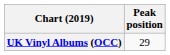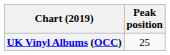(145, 42) 29 -> (145, 42) 25
